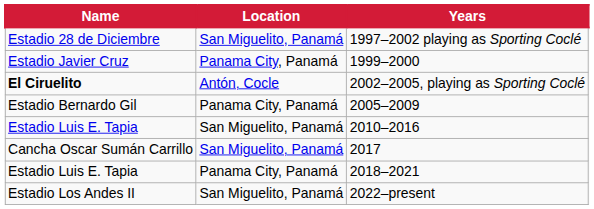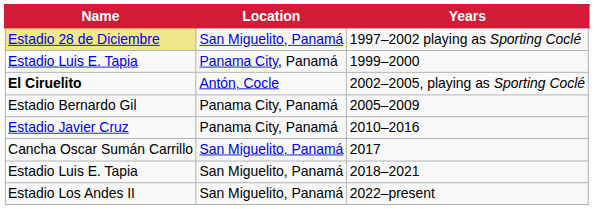(84, 39) no background -> (84, 39) khaki background
(68, 61) Estadio Javier Cruz -> (73, 61) Estadio Luis E. Tapia
(73, 127) Estadio Luis E. Tapia -> (68, 127) Estadio Javier Cruz
(271, 127) San Miguelito, Panamá -> (269, 127) Panama City, Panamá
(269, 171) Panama City, Panamá -> (271, 171) San Miguelito, Panamá
